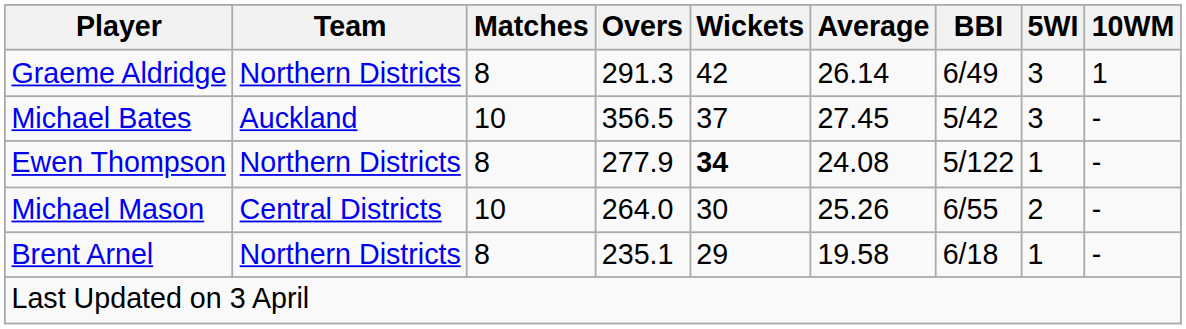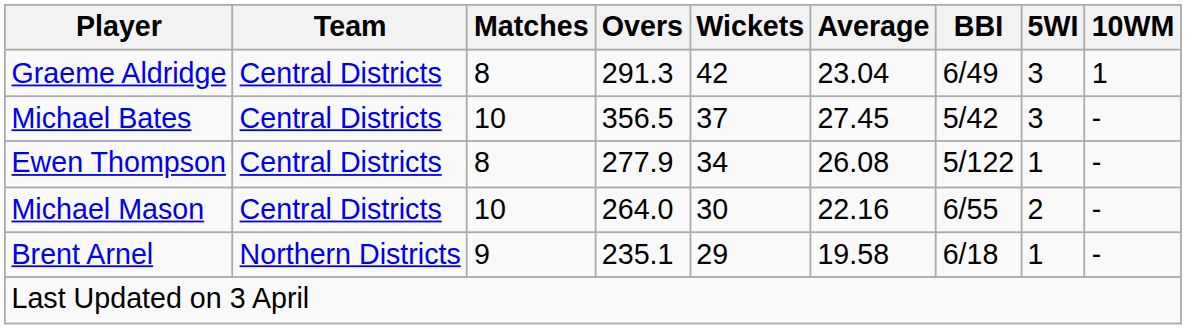(350, 72) Northern Districts -> (341, 72) Central Districts
(853, 72) 26.14 -> (853, 72) 23.04
(299, 118) Auckland -> (341, 118) Central Districts
(350, 163) Northern Districts -> (341, 163) Central Districts
(712, 163) bold -> (712, 163) normal
(853, 163) 24.08 -> (853, 163) 26.08
(853, 208) 25.26 -> (853, 208) 22.16
(482, 254) 8 -> (482, 254) 9
